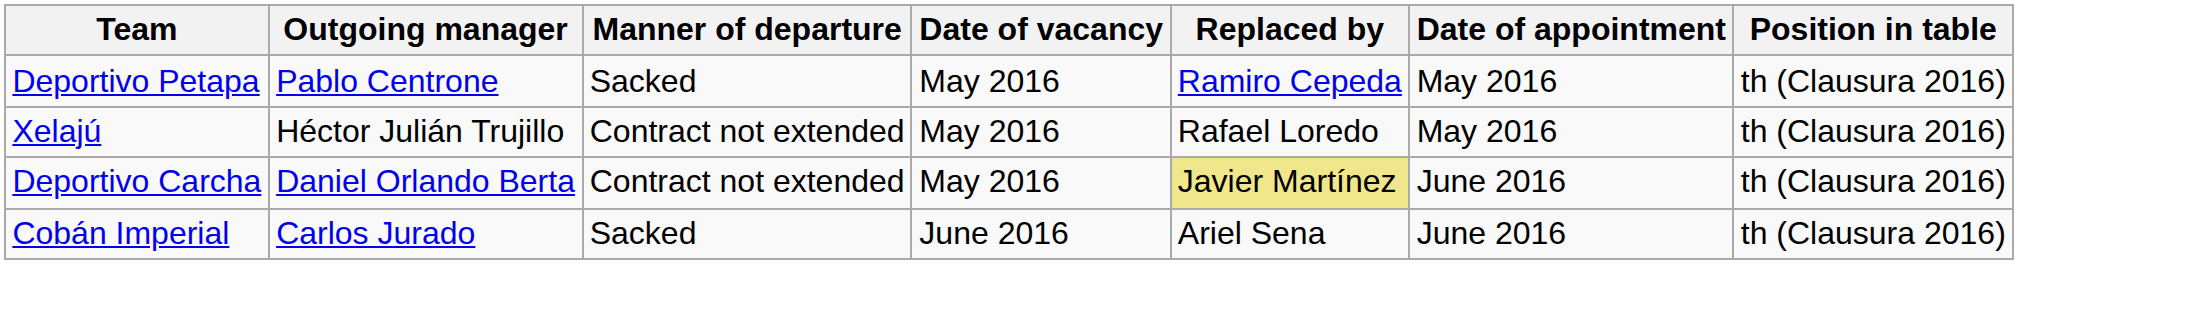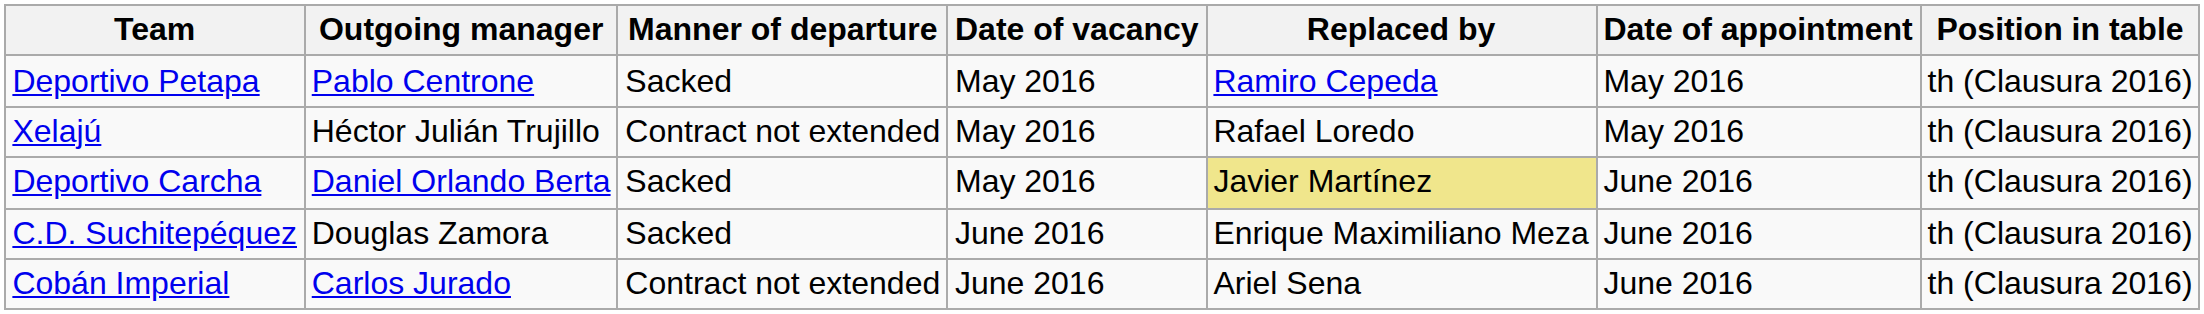(747, 182) Contract not extended -> (679, 182) Sacked
+ row: (155, 232)
(643, 232) Sacked -> (783, 283) Contract not extended
